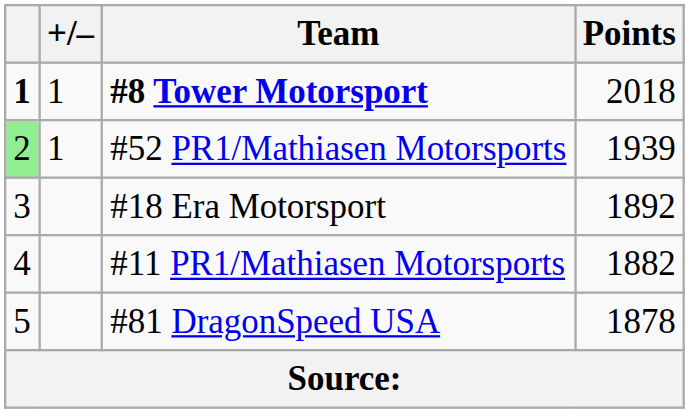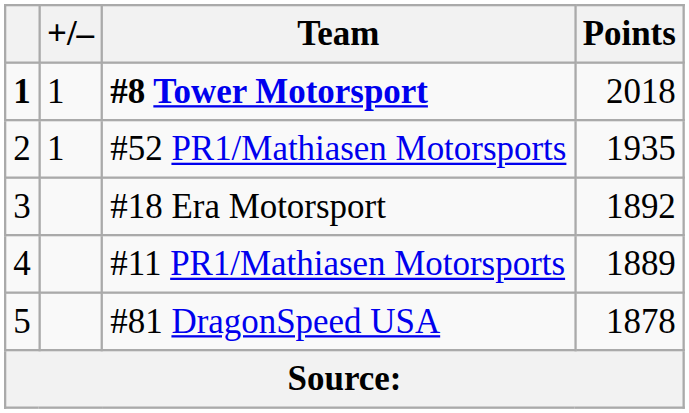(22, 148) lightgreen background -> (22, 148) no background
(641, 148) 1939 -> (641, 148) 1935
(641, 264) 1882 -> (641, 264) 1889
